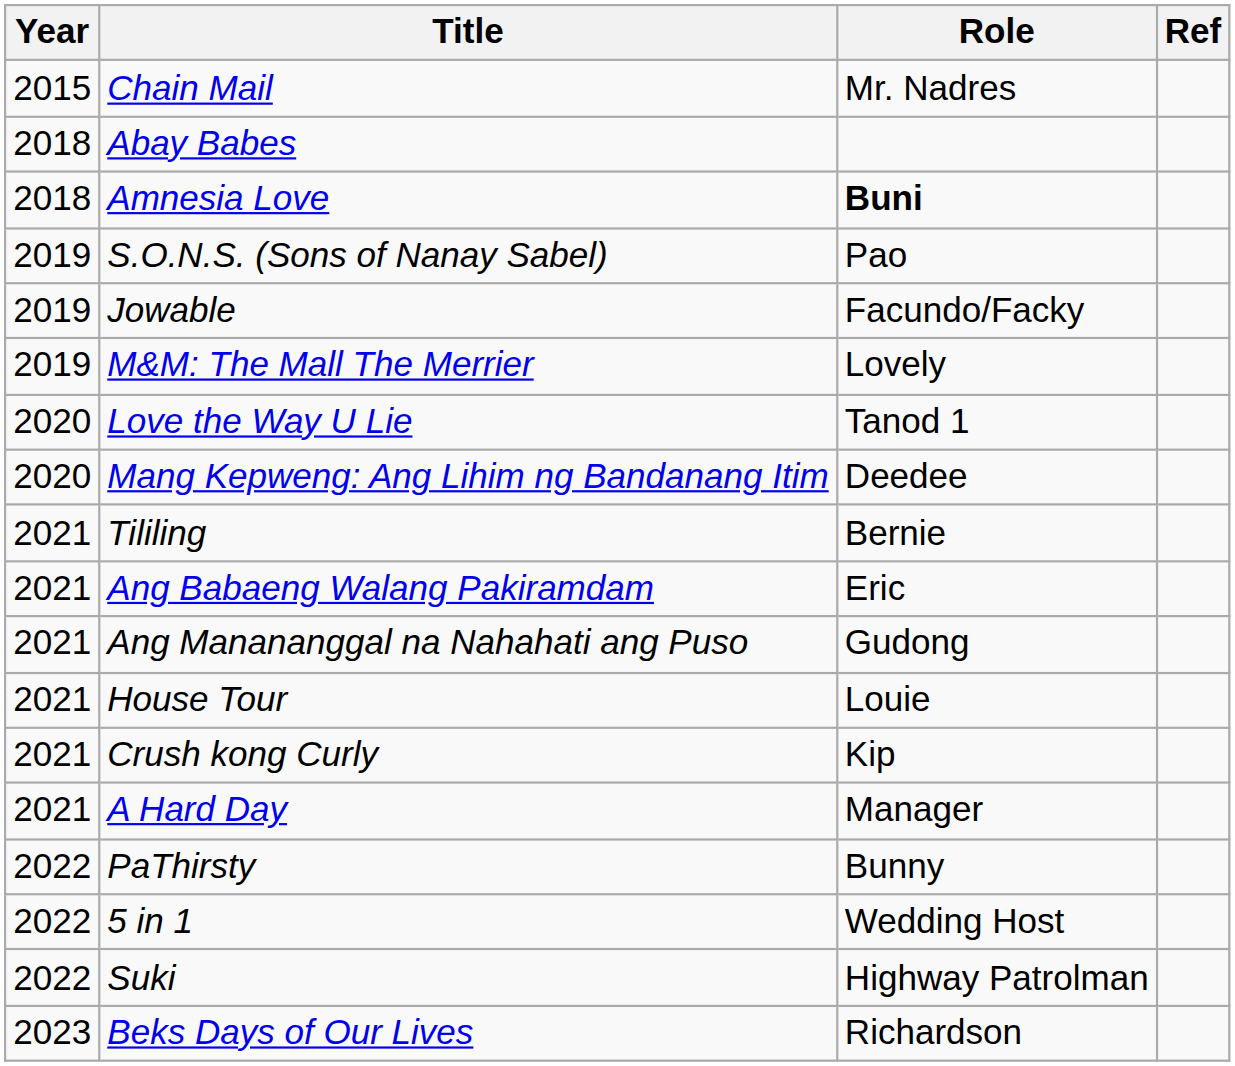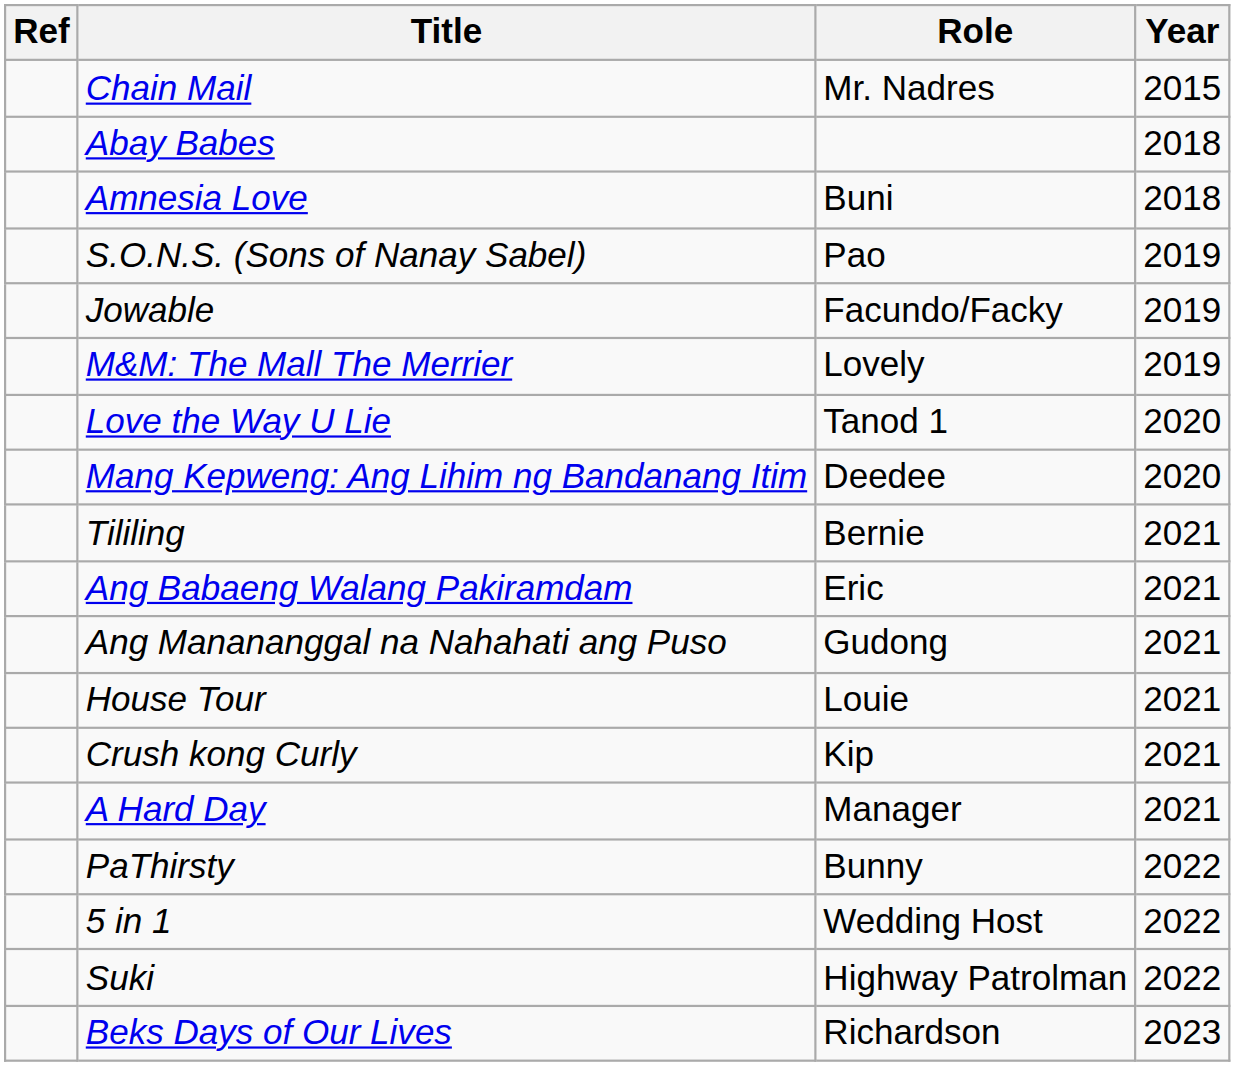columns swapped: (52, 32) <-> (1193, 32)
(884, 198) bold -> (858, 198) normal
